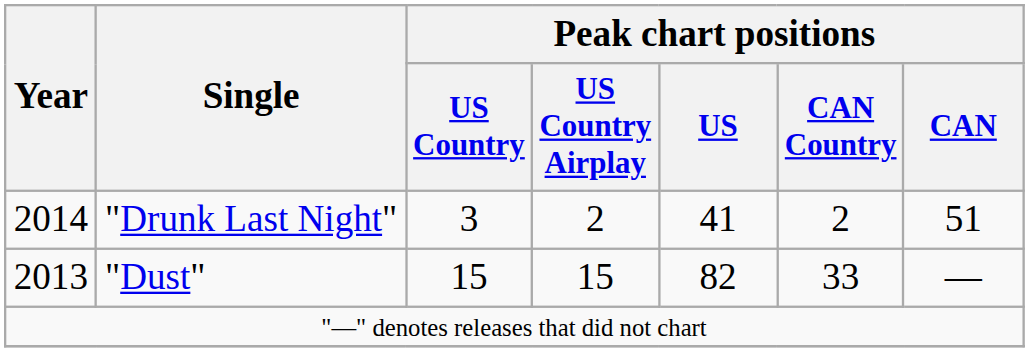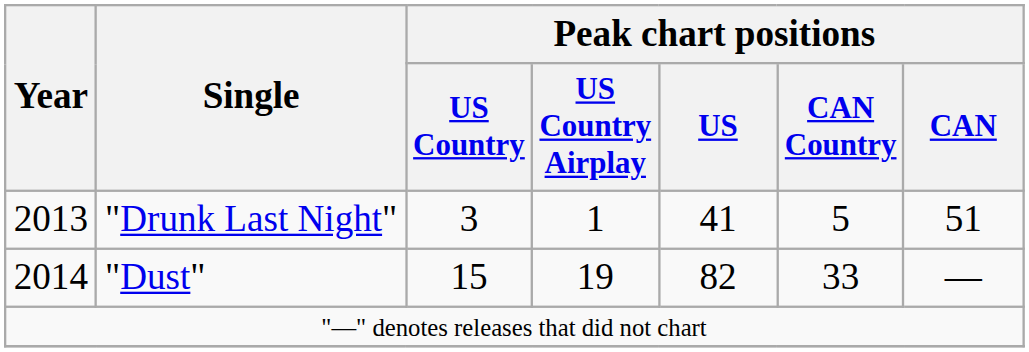(51, 218) 2014 -> (51, 218) 2013
(595, 218) 2 -> (595, 218) 1
(841, 218) 2 -> (841, 218) 5
(51, 277) 2013 -> (51, 277) 2014
(595, 277) 15 -> (595, 277) 19
